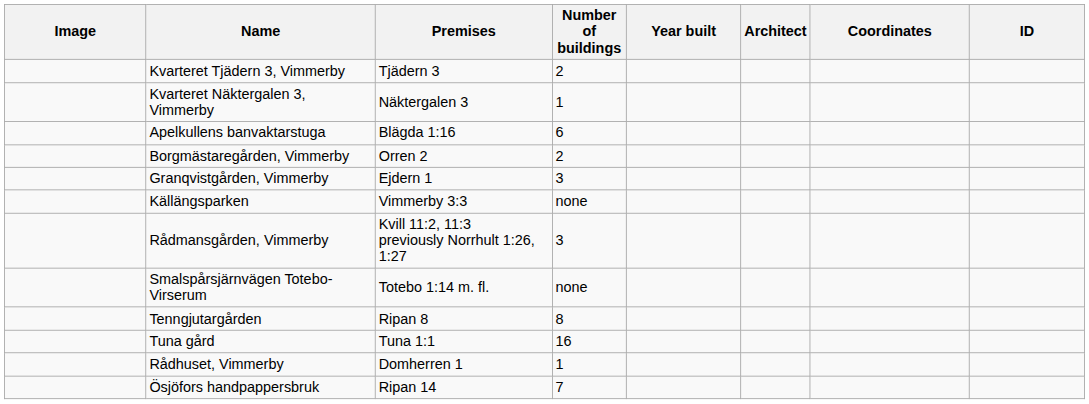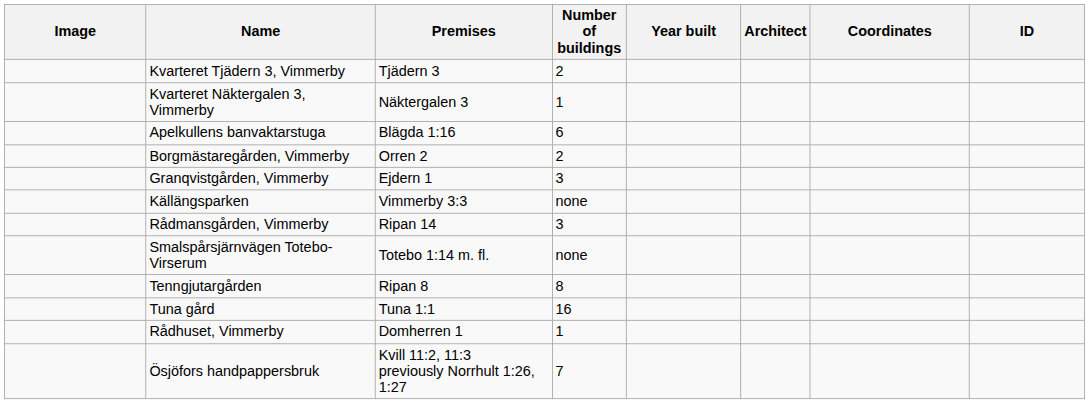(457, 240) Kvill 11:2, 11:3 previously Norrhult 1:26, 1:27 -> (408, 224) Ripan 14
(408, 387) Ripan 14 -> (457, 370) Kvill 11:2, 11:3 previously Norrhult 1:26, 1:27
